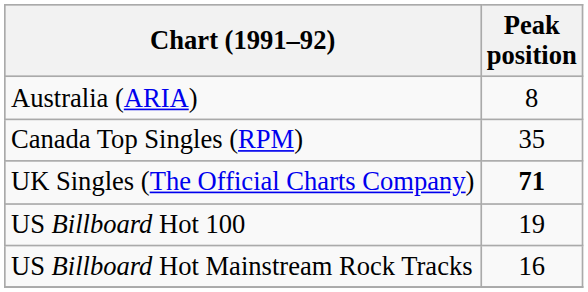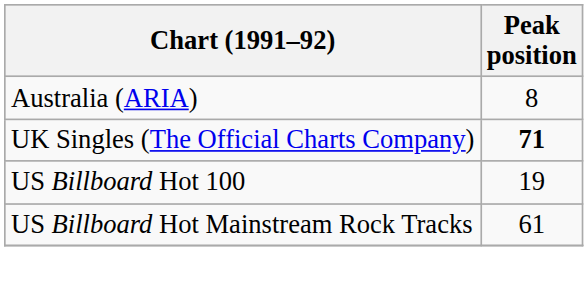- row: (157, 139)
(532, 266) 16 -> (532, 223) 61
